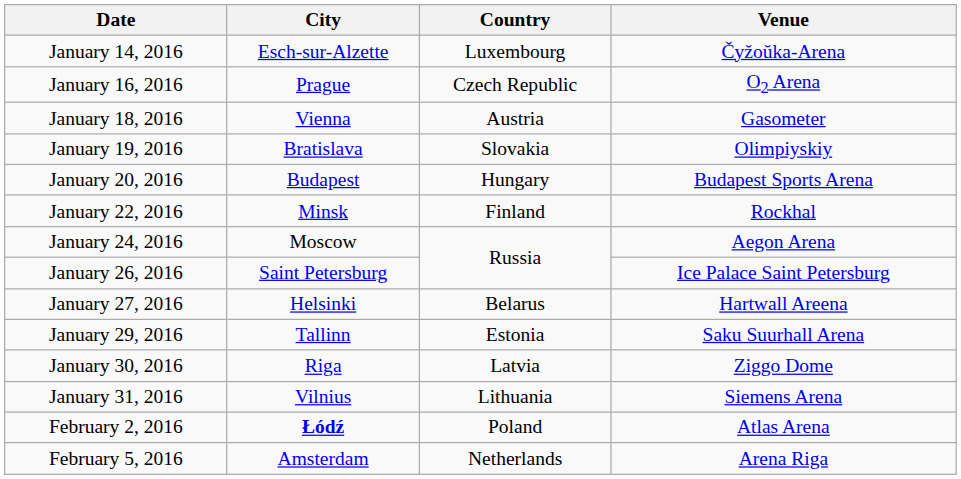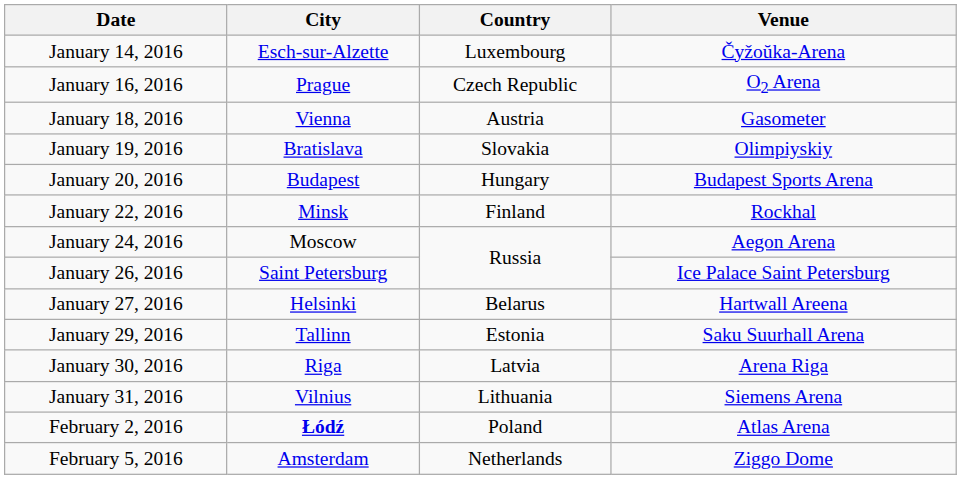(783, 365) Ziggo Dome -> (783, 365) Arena Riga
(783, 458) Arena Riga -> (783, 458) Ziggo Dome
